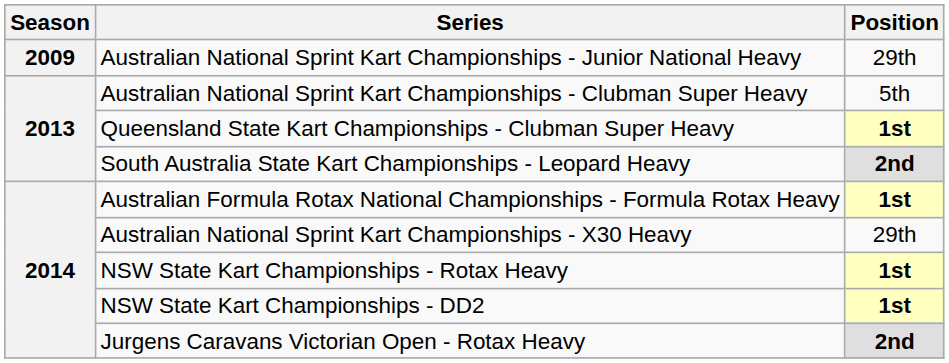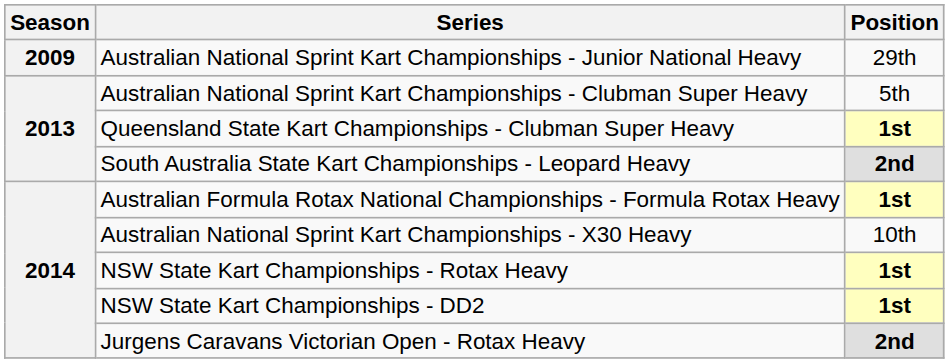(895, 234) 29th -> (895, 234) 10th
